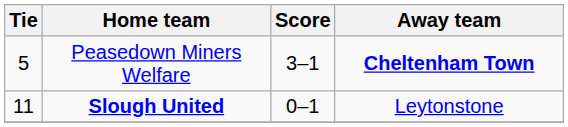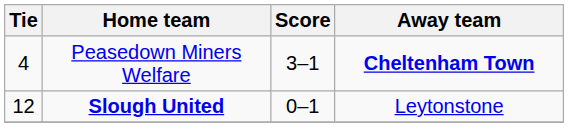(23, 63) 5 -> (23, 63) 4
(24, 106) 11 -> (24, 106) 12
